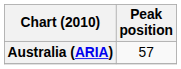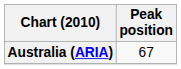(146, 52) 57 -> (146, 52) 67
